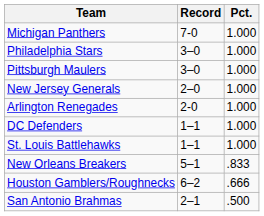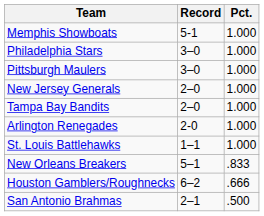- row: (56, 32)
+ row: (62, 32)
+ row: (58, 107)
- row: (45, 126)
